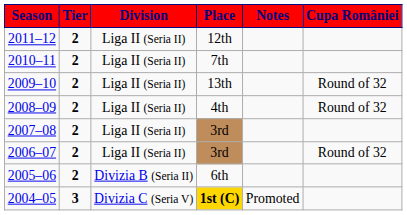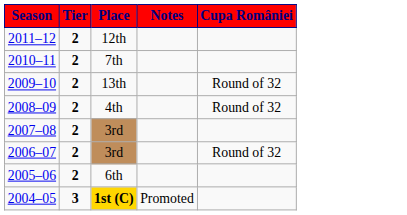- column: (144, 16)
